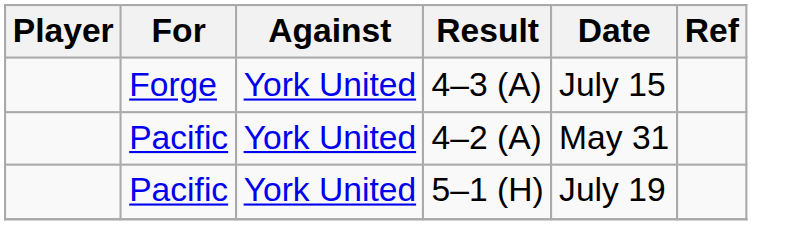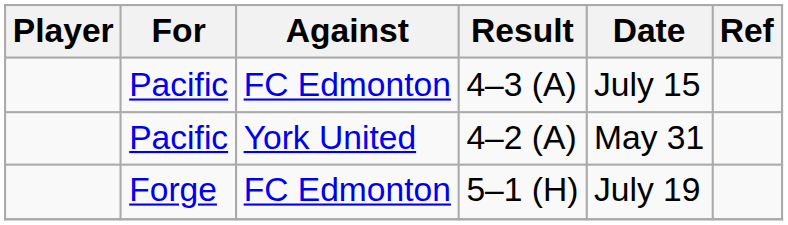(173, 84) Forge -> (179, 84) Pacific
(330, 84) York United -> (347, 84) FC Edmonton
(179, 191) Pacific -> (173, 191) Forge
(330, 191) York United -> (347, 191) FC Edmonton
